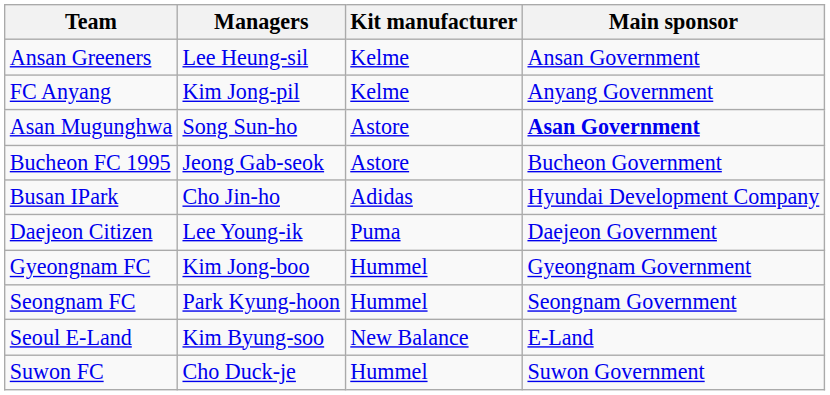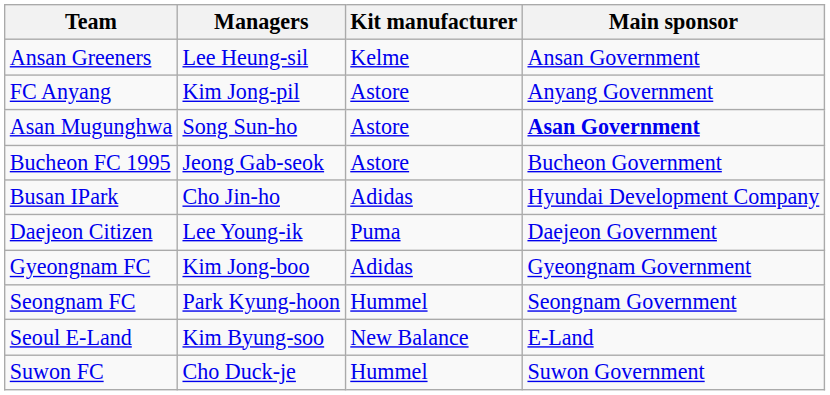(380, 92) Kelme -> (380, 92) Astore
(389, 267) Hummel -> (382, 267) Adidas
